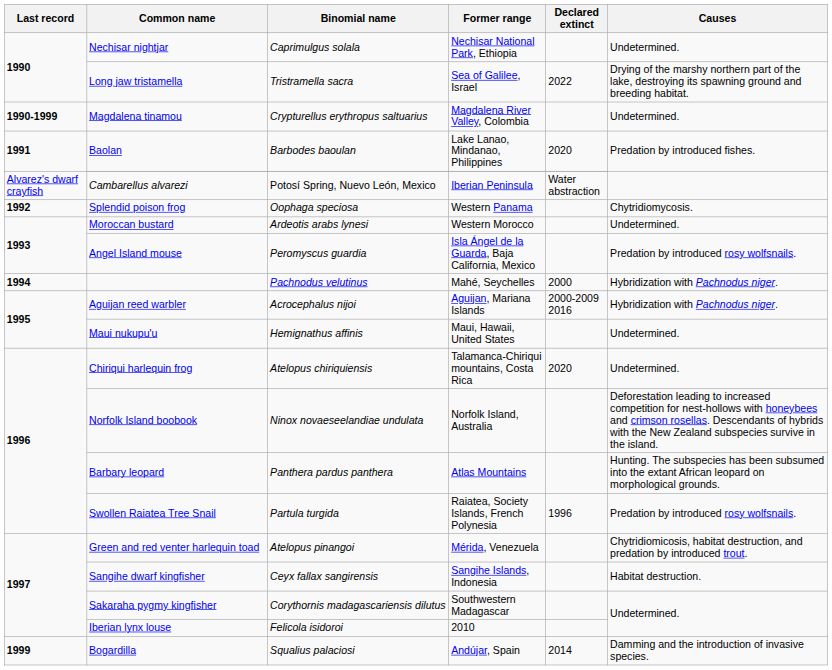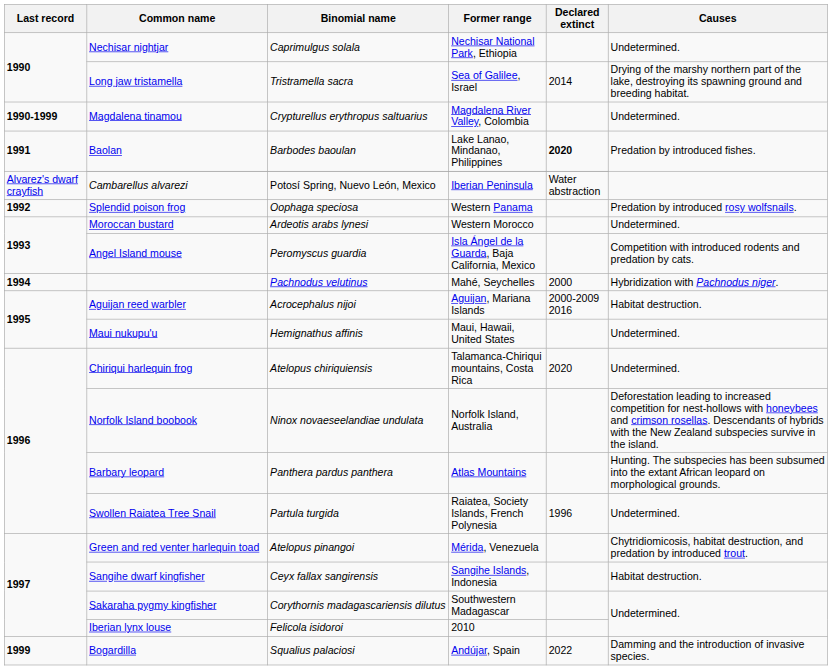(560, 82) 2022 -> (560, 82) 2014
(560, 151) normal -> (560, 151) bold
(651, 208) Chytridiomycosis. -> (704, 208) Predation by introduced rosy wolfsnails.
(703, 253) Predation by introduced rosy wolfsnails. -> (705, 253) Competition with introduced rodents and predation by cats.
(694, 305) Hybridization with Pachnodus niger. -> (656, 305) Habitat destruction.
(703, 513) Predation by introduced rosy wolfsnails. -> (645, 513) Undetermined.
(560, 650) 2014 -> (560, 650) 2022
